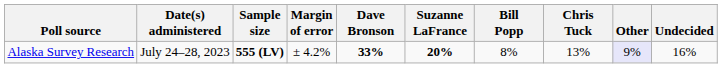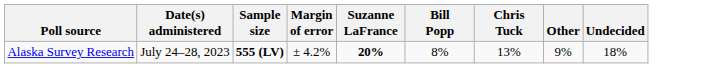- column: (371, 23)
(632, 52) lavender background -> (563, 52) no background
(684, 52) 16% -> (615, 52) 18%
